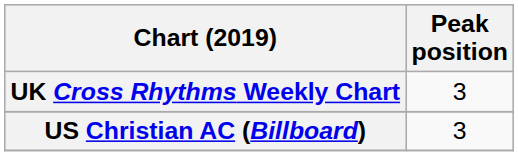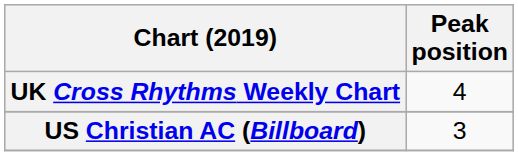(460, 91) 3 -> (460, 91) 4
